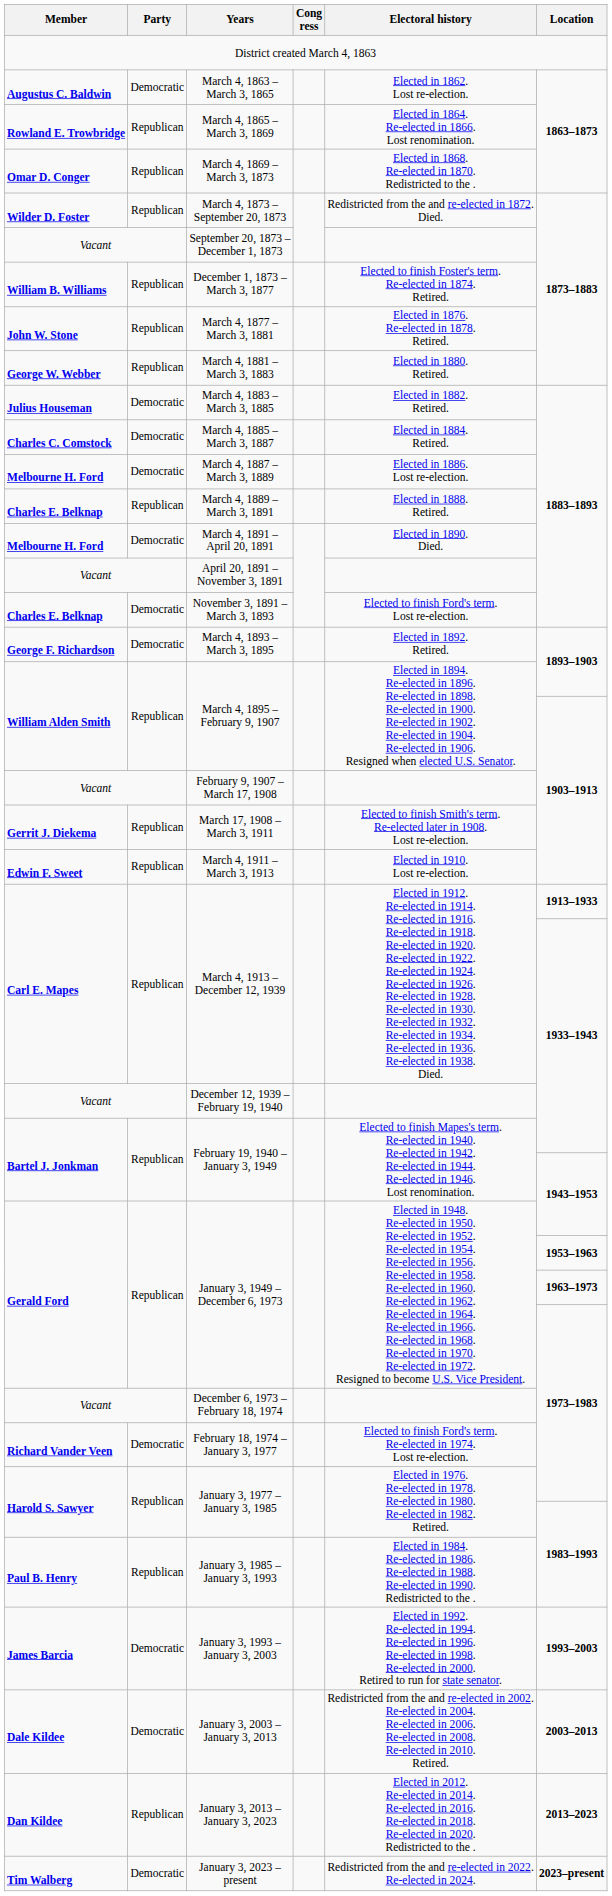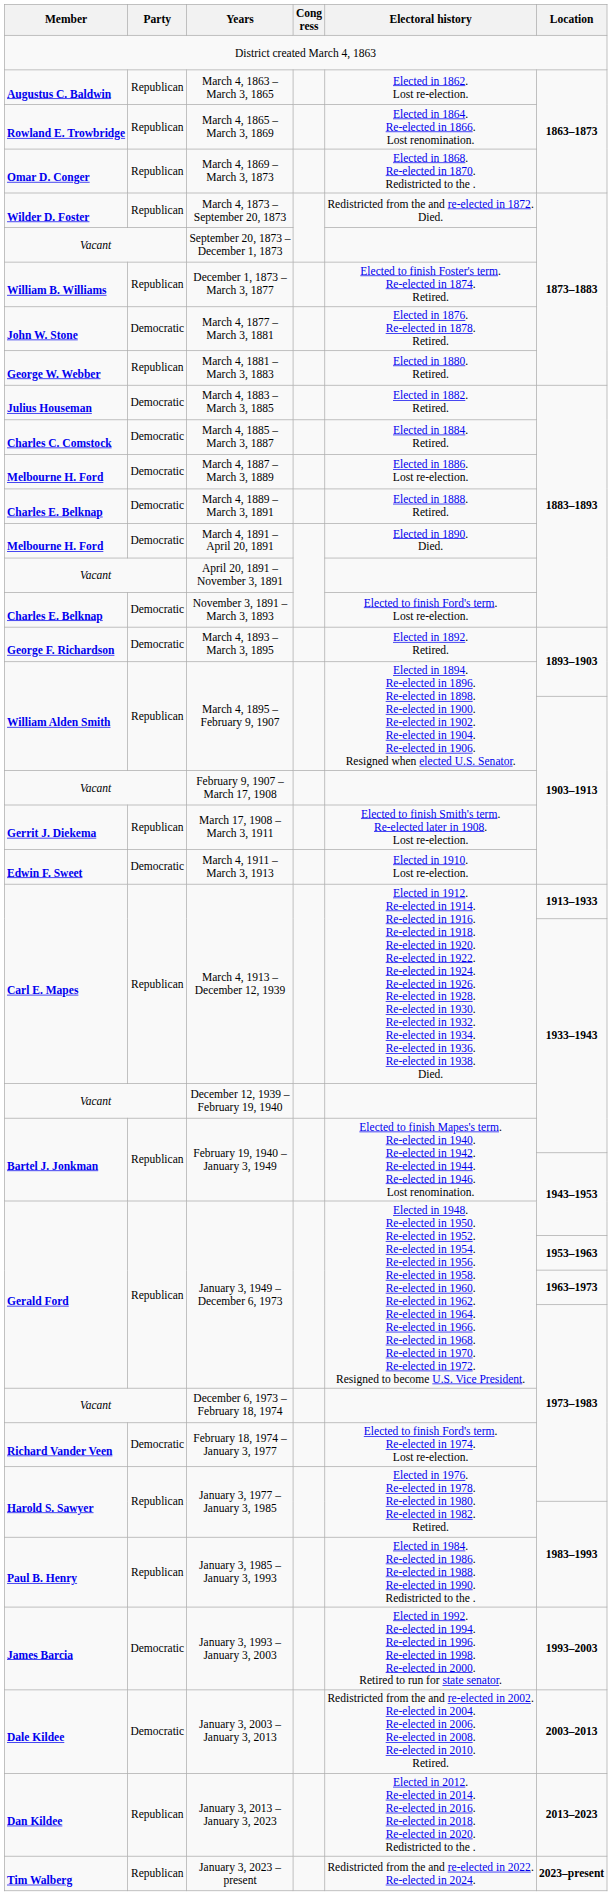(157, 87) Democratic -> (157, 87) Republican
(157, 328) Republican -> (157, 328) Democratic
(157, 506) Republican -> (157, 506) Democratic
(157, 866) Republican -> (157, 866) Democratic
(157, 1873) Democratic -> (157, 1873) Republican
